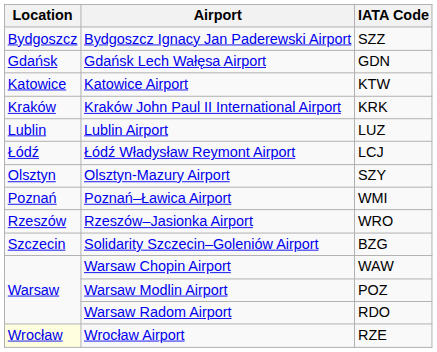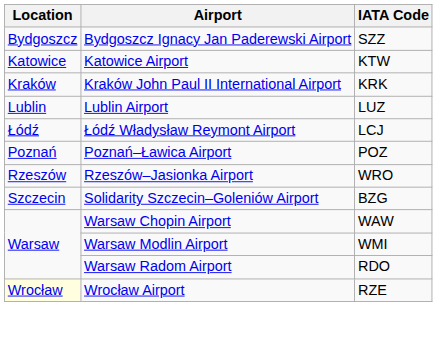- row: (175, 61)
- row: (157, 175)
(373, 198) WMI -> (373, 152) POZ
(373, 289) POZ -> (373, 244) WMI
